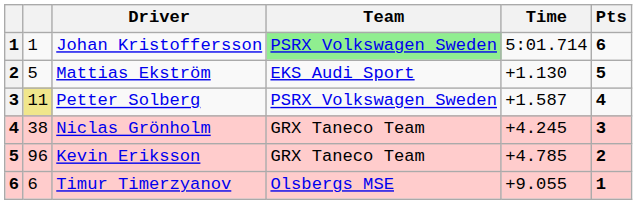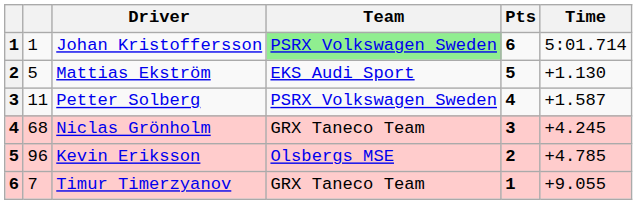columns swapped: (546, 19) <-> (611, 19)
(38, 102) khaki background -> (38, 102) no background
(38, 130) 38 -> (38, 130) 68
(348, 157) GRX Taneco Team -> (332, 157) Olsbergs MSE
(33, 185) 6 -> (33, 185) 7
(332, 185) Olsbergs MSE -> (348, 185) GRX Taneco Team
